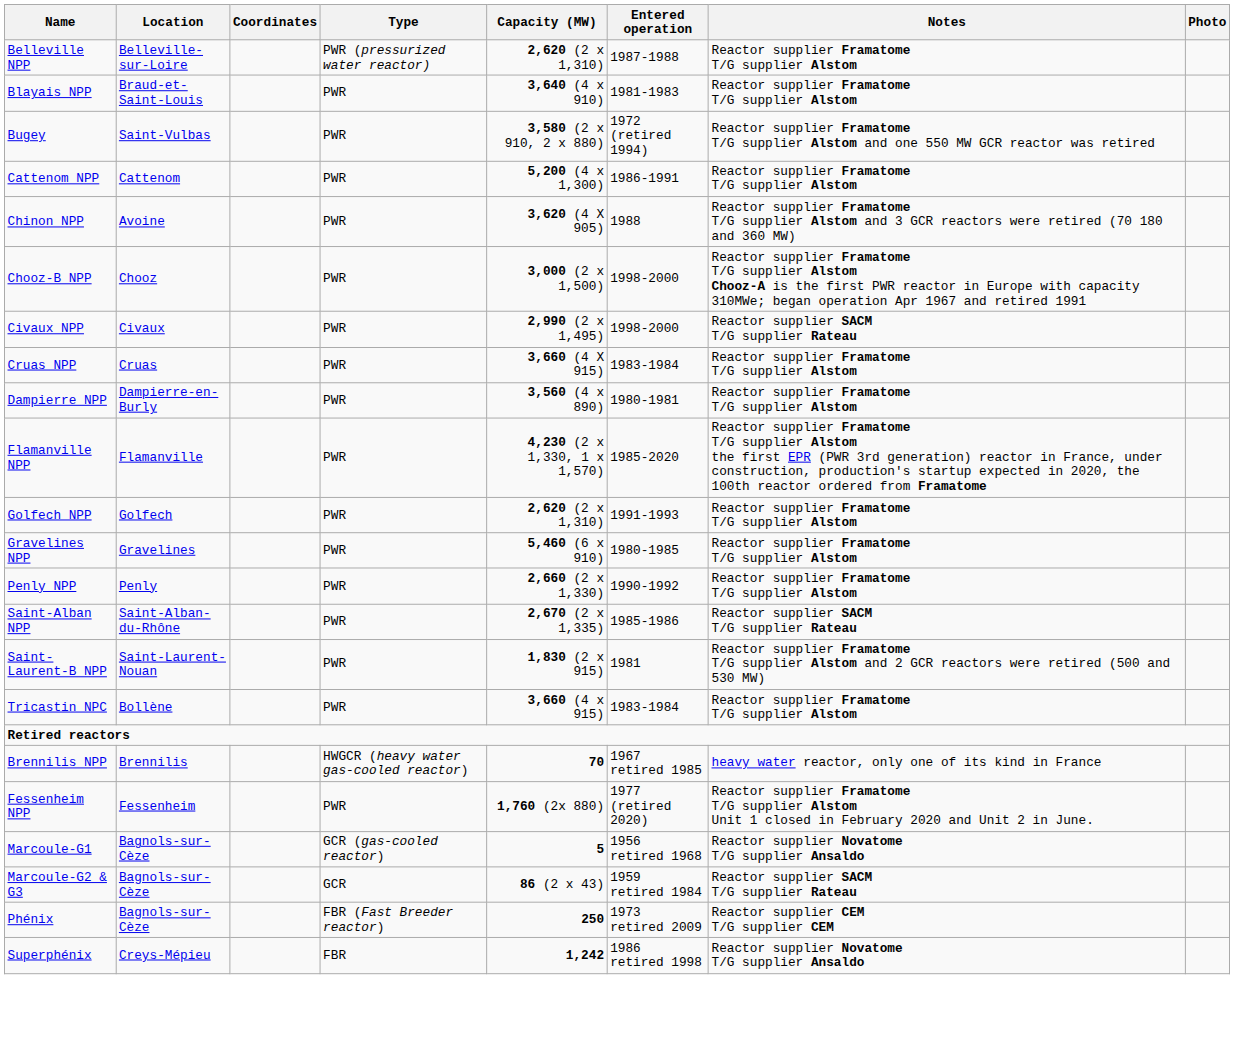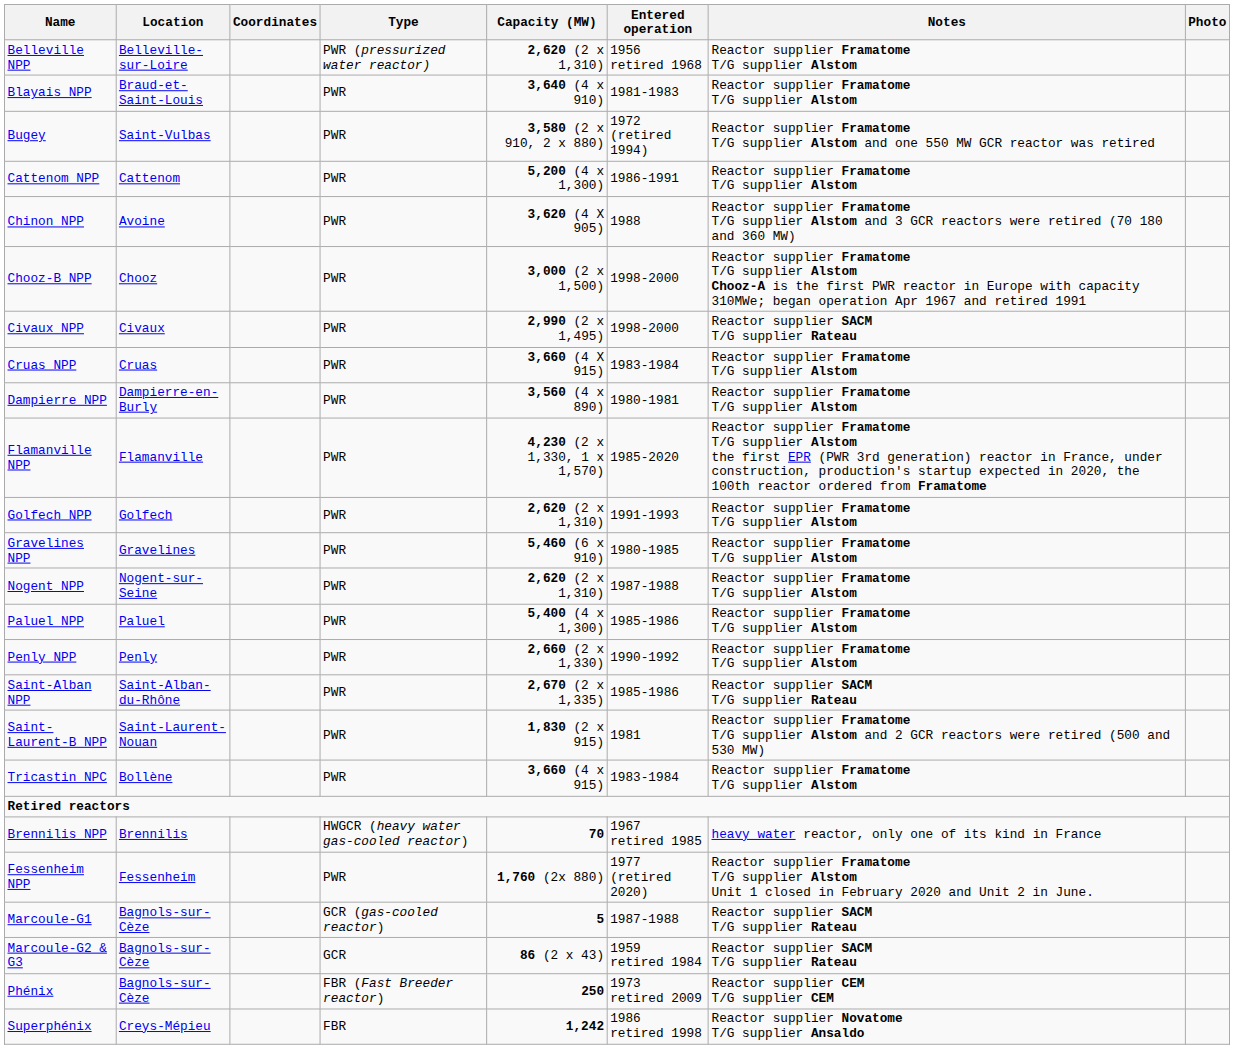(645, 58) 1987-1988 -> (656, 58) 1956 retired 1968
+ row: (46, 586)
+ row: (46, 622)
(656, 849) 1956 retired 1968 -> (645, 920) 1987-1988
(807, 849) Reactor supplier Novatome T/G supplier Ansaldo -> (792, 920) Reactor supplier SACM T/G supplier Rateau
